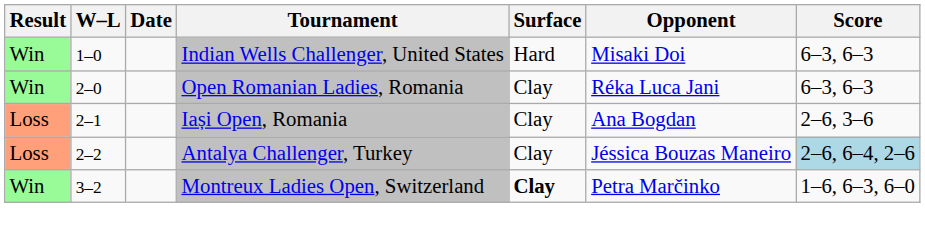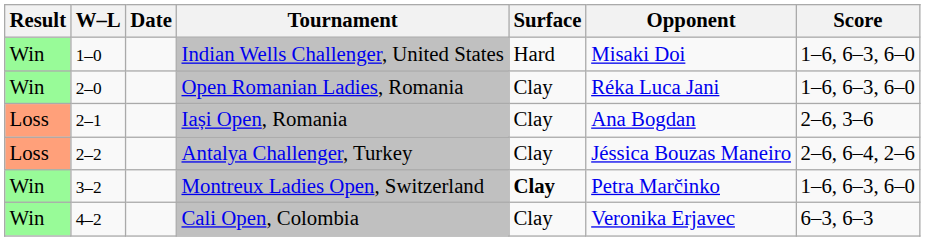(837, 53) 6–3, 6–3 -> (858, 53) 1–6, 6–3, 6–0
(837, 86) 6–3, 6–3 -> (858, 86) 1–6, 6–3, 6–0
(858, 152) lightblue background -> (858, 152) no background
+ row: (270, 218)
